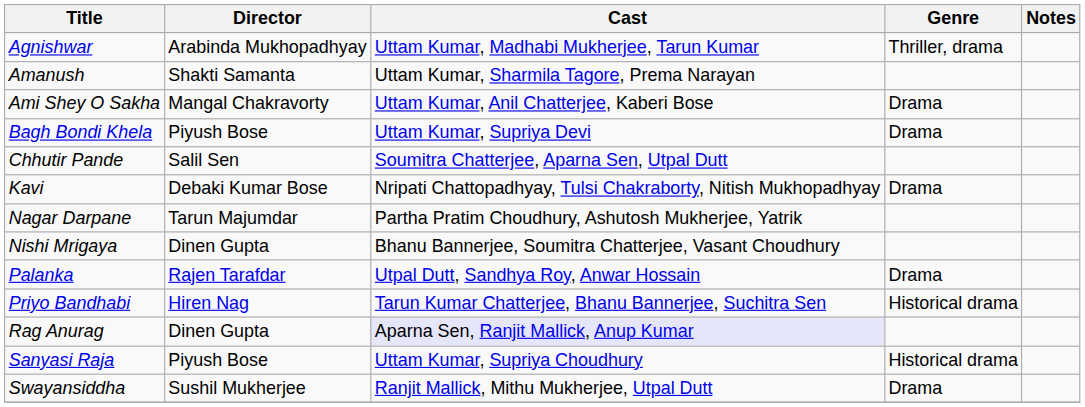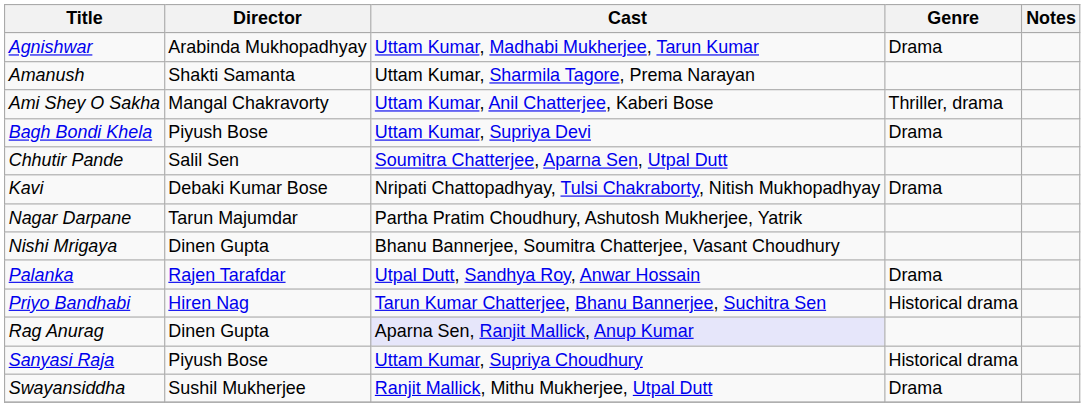(946, 47) Thriller, drama -> (915, 47) Drama
(915, 103) Drama -> (946, 103) Thriller, drama
